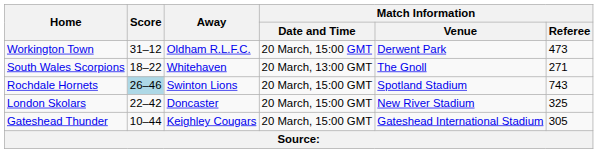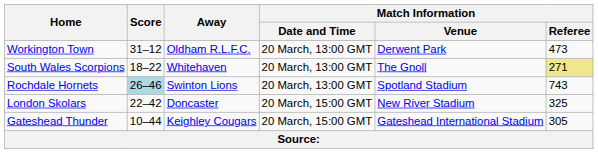(317, 49) 20 March, 15:00 GMT -> (317, 49) 20 March, 13:00 GMT
(558, 67) no background -> (558, 67) khaki background
(317, 85) 20 March, 15:00 GMT -> (317, 85) 20 March, 13:00 GMT
